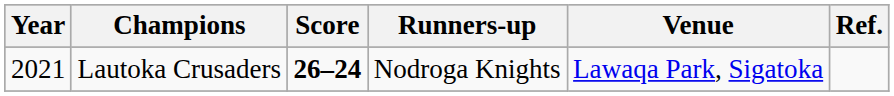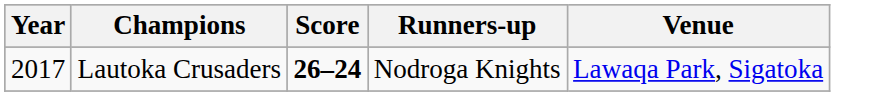- column: (859, 25)
(38, 68) 2021 -> (38, 68) 2017
